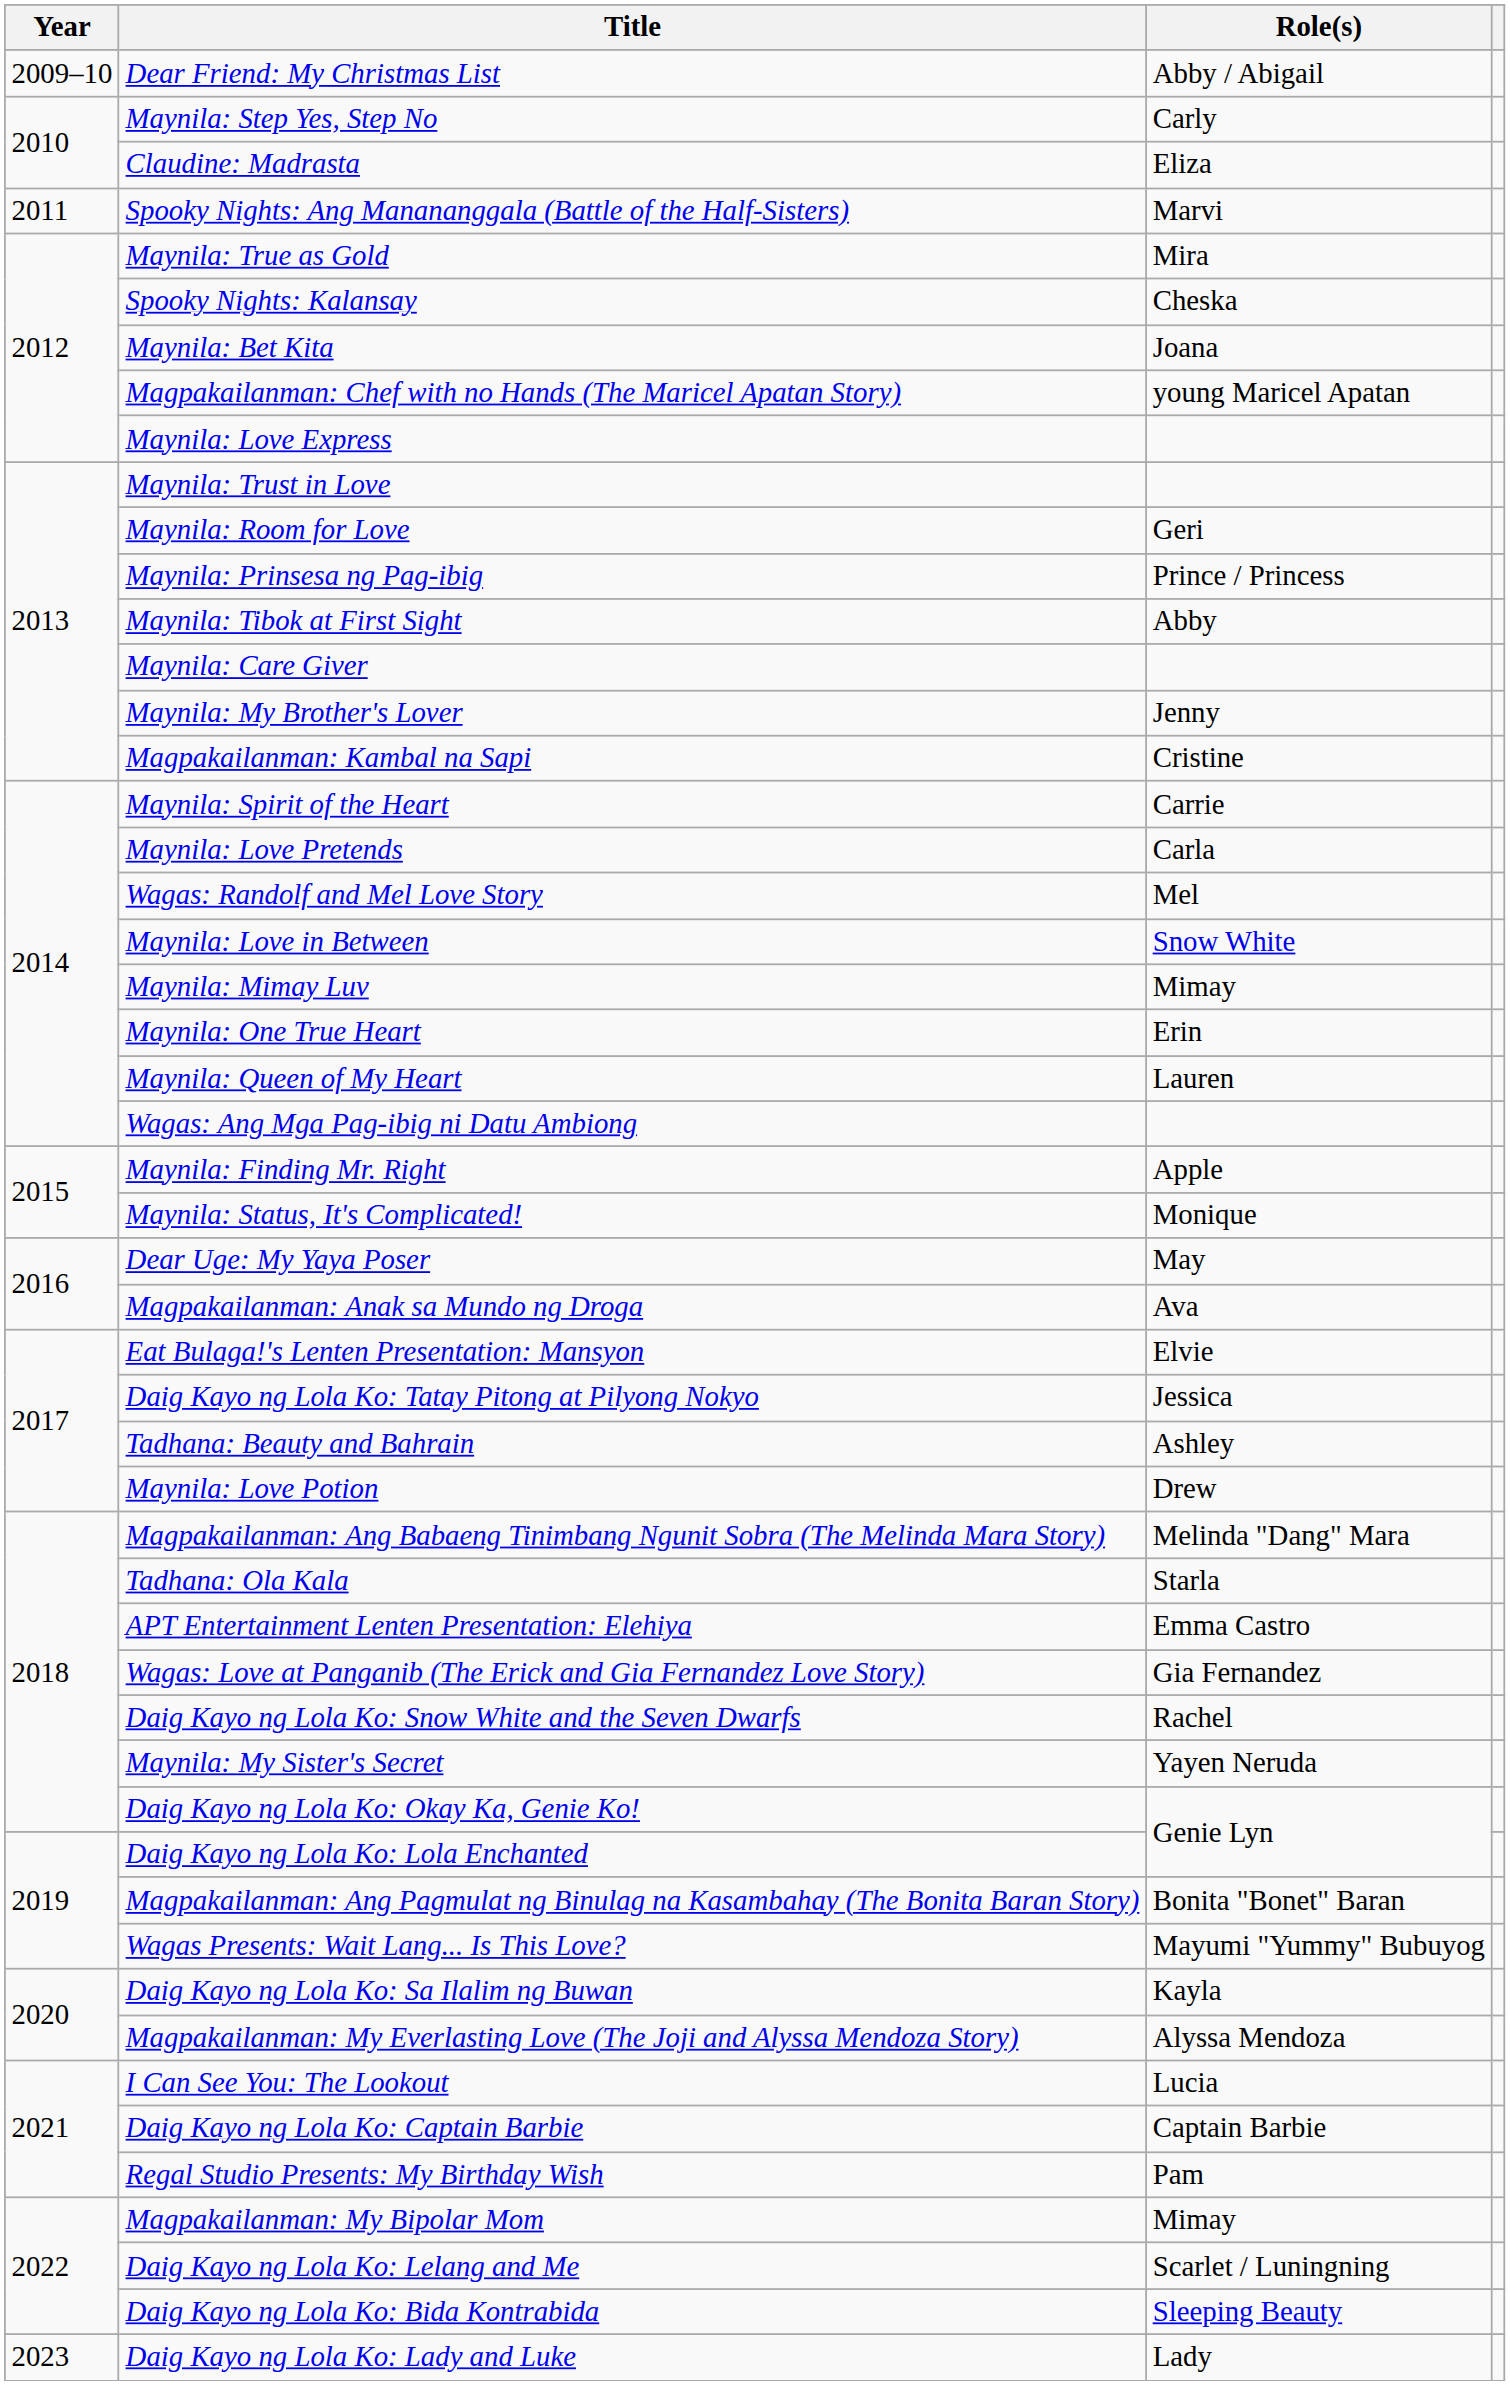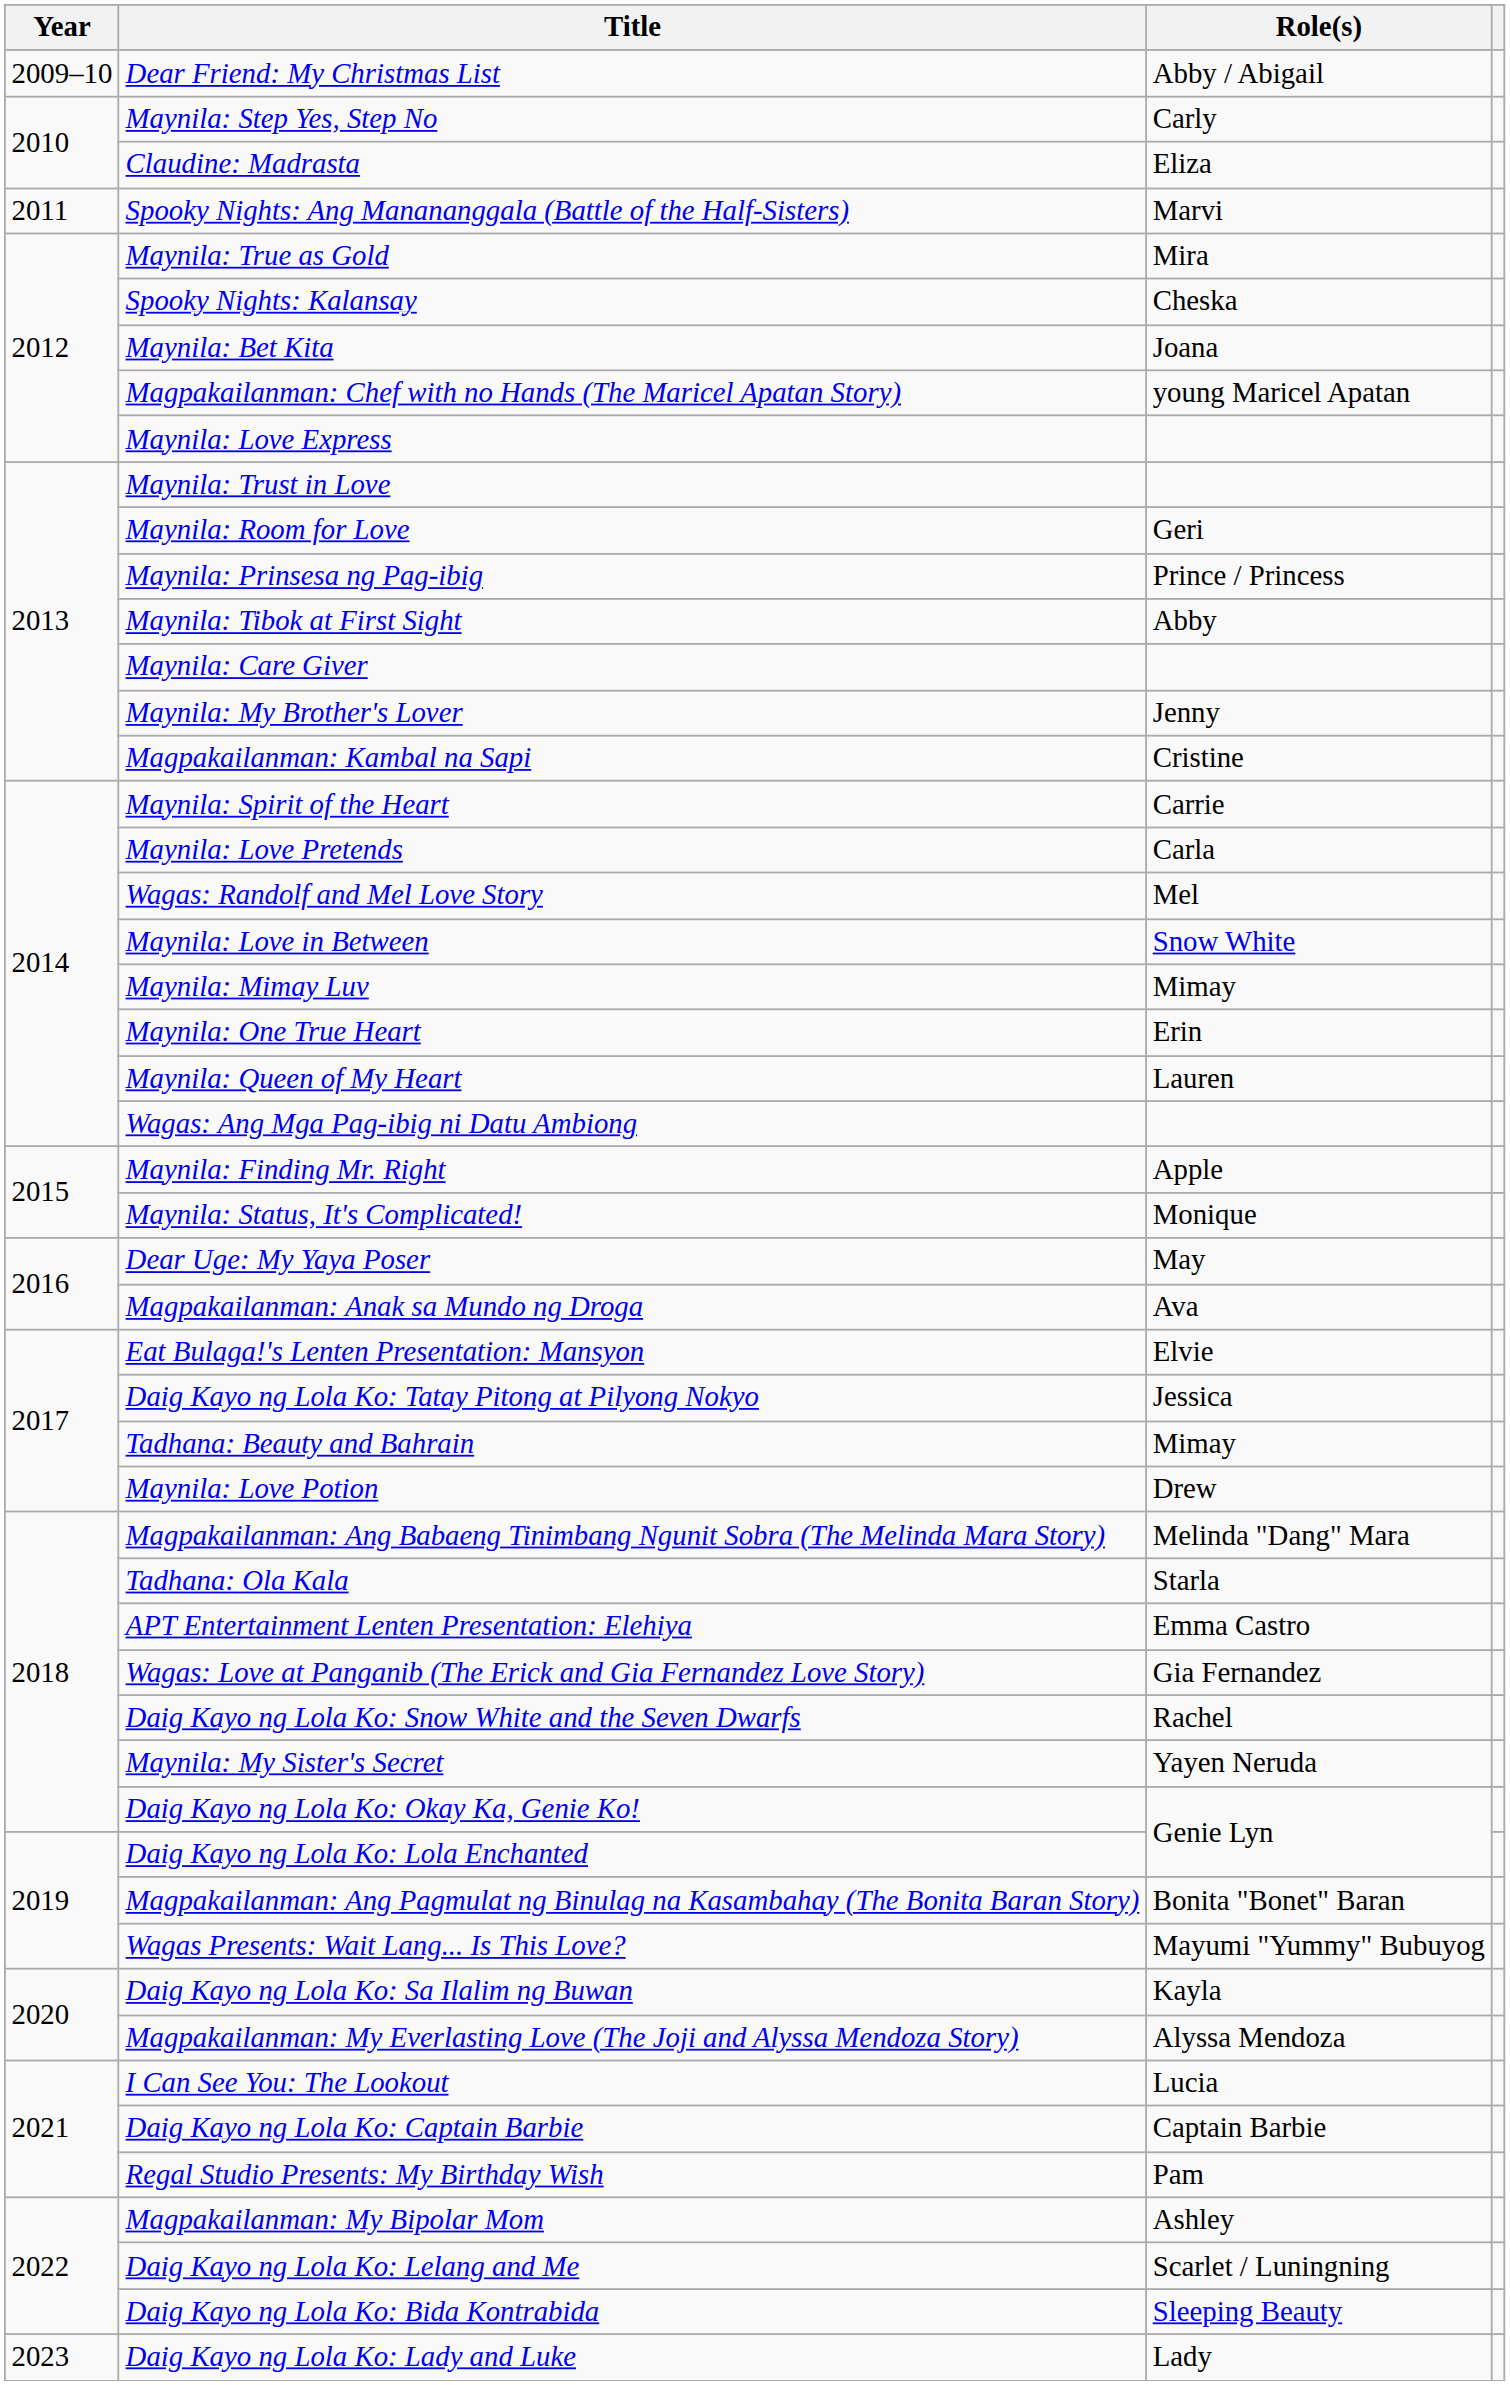(1193, 1443) Ashley -> (1194, 1443) Mimay
(1194, 2219) Mimay -> (1193, 2219) Ashley
